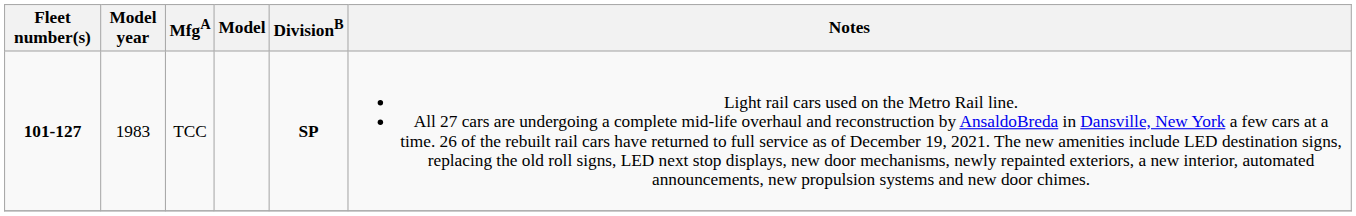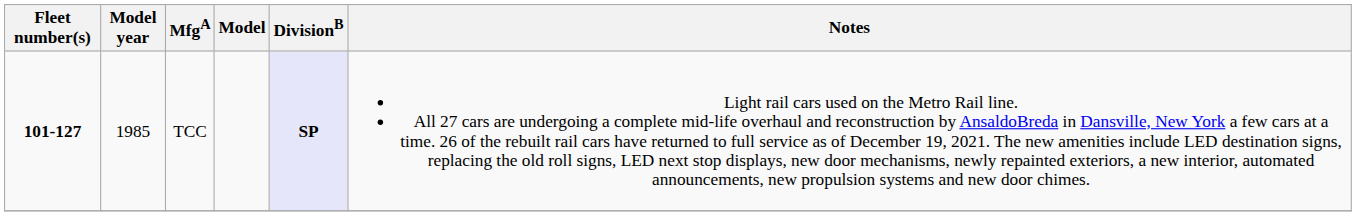(133, 130) 1983 -> (133, 130) 1985
(309, 130) no background -> (309, 130) lavender background
